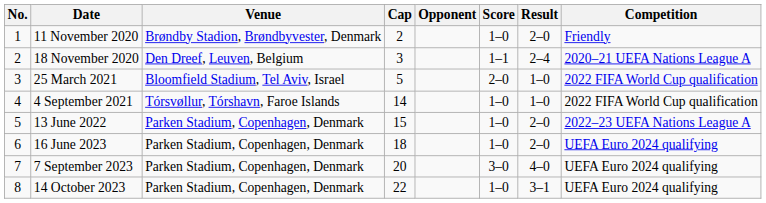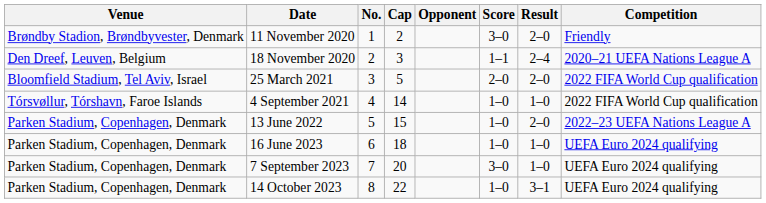columns swapped: (18, 15) <-> (263, 15)
(499, 36) 1–0 -> (499, 36) 3–0
(540, 79) 1–0 -> (540, 79) 2–0
(540, 144) 2–0 -> (540, 144) 1–0
(540, 166) 4–0 -> (540, 166) 1–0
